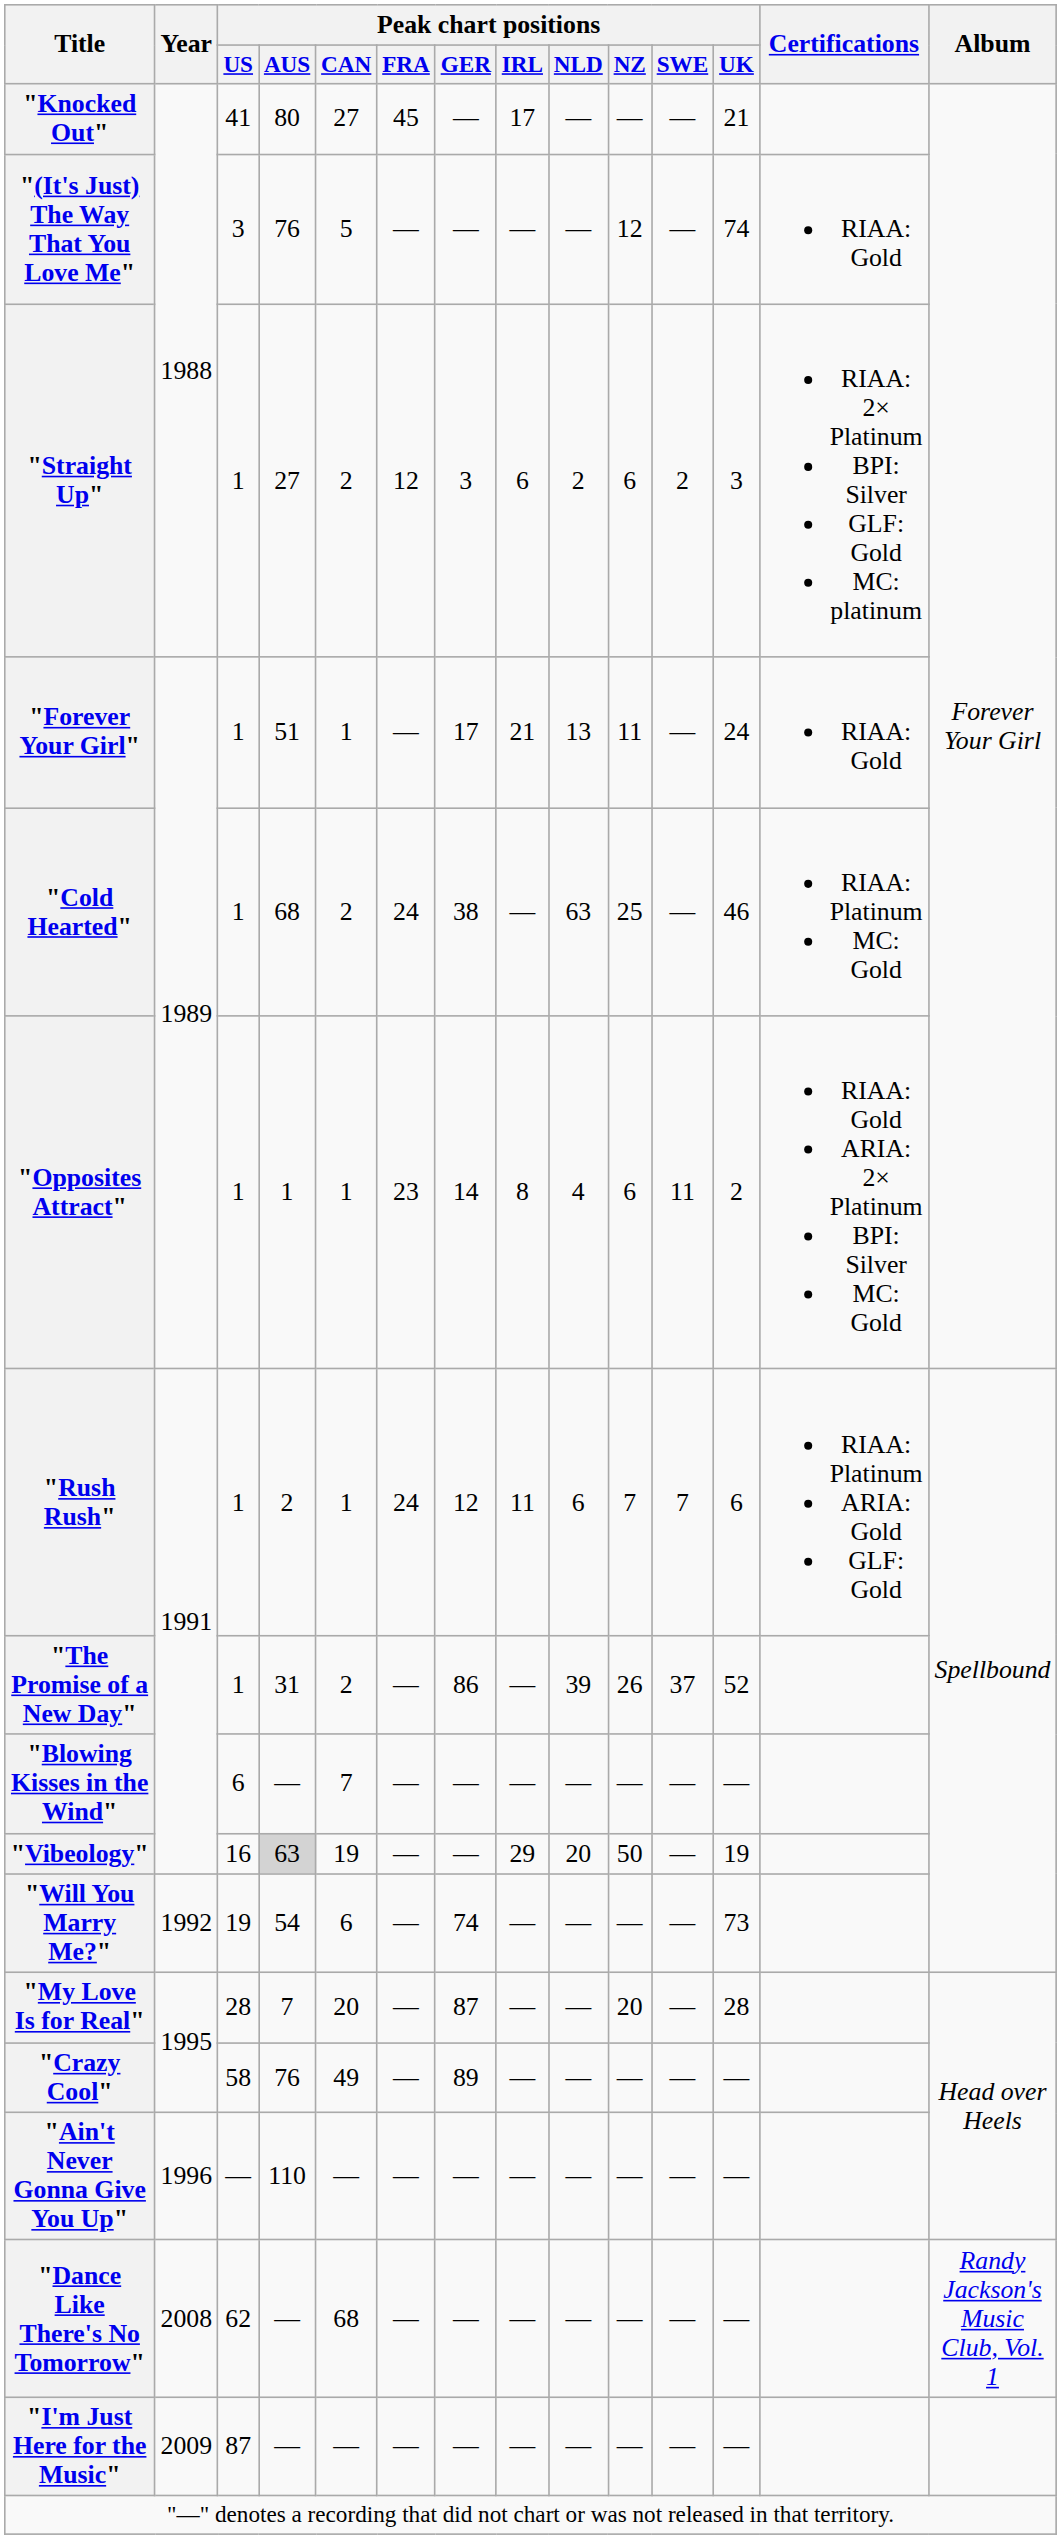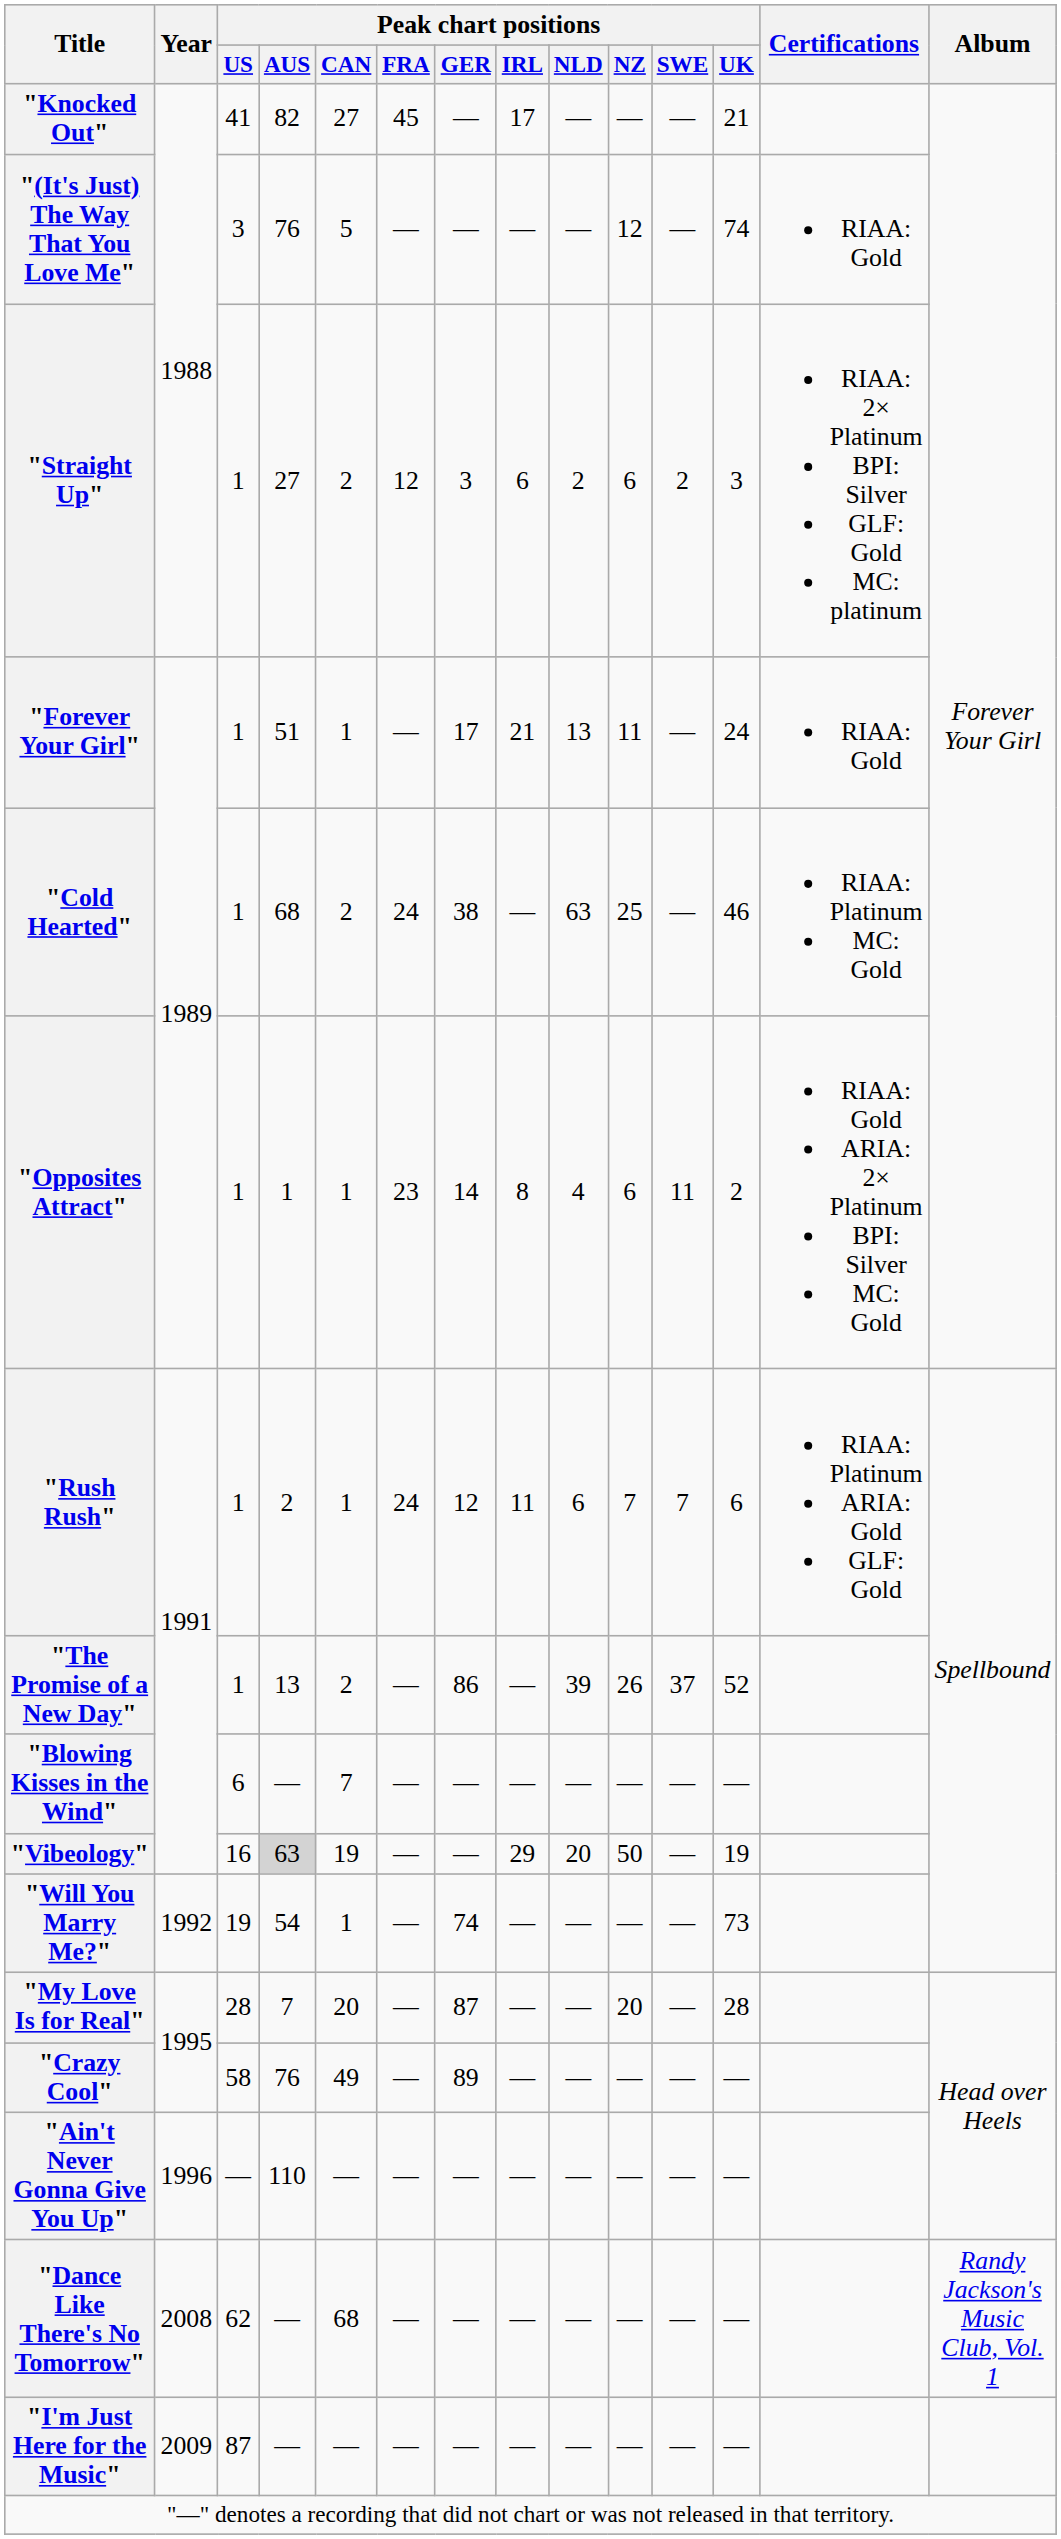(287, 118) 80 -> (287, 118) 82
(287, 1684) 31 -> (287, 1684) 13
(346, 1922) 6 -> (346, 1922) 1
